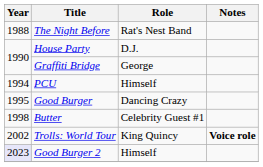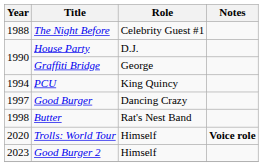(156, 30) Rat's Nest Band -> (162, 30) Celebrity Guest #1
(139, 83) Himself -> (149, 83) King Quincy
(18, 100) 1995 -> (18, 100) 1997
(162, 118) Celebrity Guest #1 -> (156, 118) Rat's Nest Band
(18, 135) 2002 -> (18, 135) 2020
(149, 135) King Quincy -> (139, 135) Himself
(18, 153) lavender background -> (18, 153) no background
